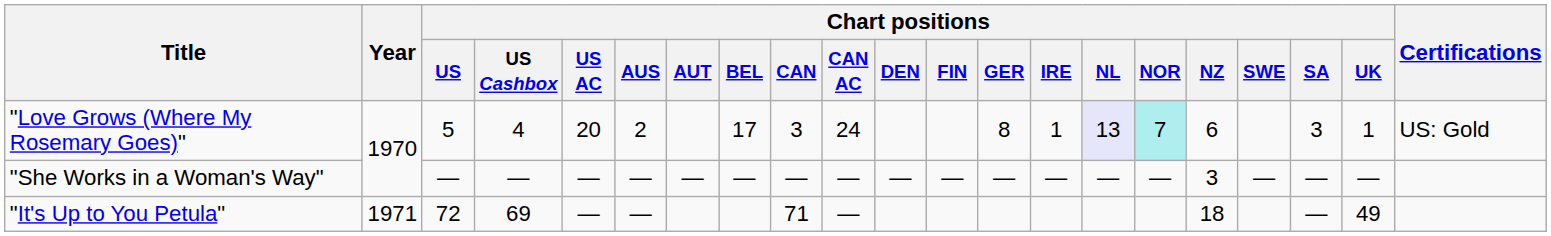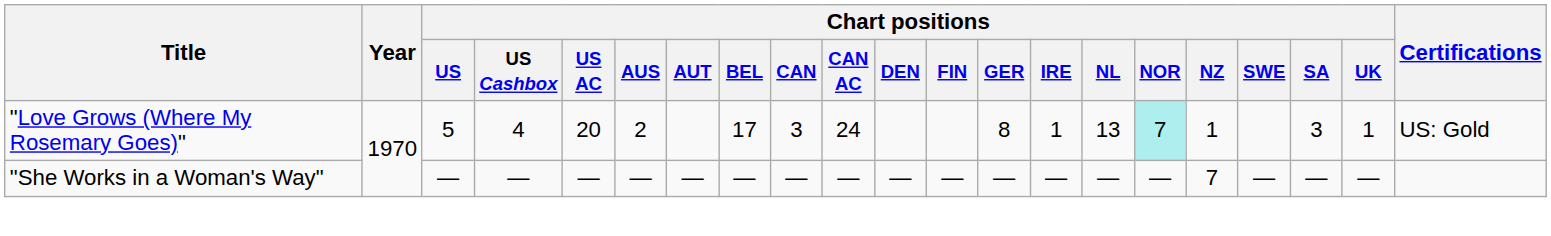(1108, 130) lavender background -> (1108, 130) no background
(1212, 130) 6 -> (1212, 130) 1
(1212, 177) 3 -> (1212, 177) 7
- row: (118, 213)
